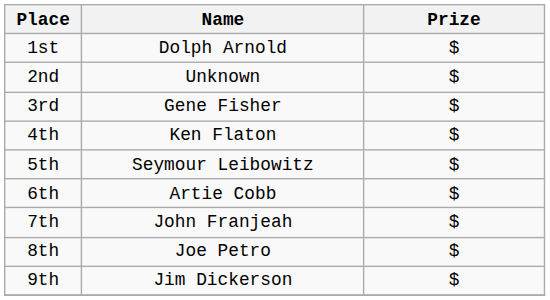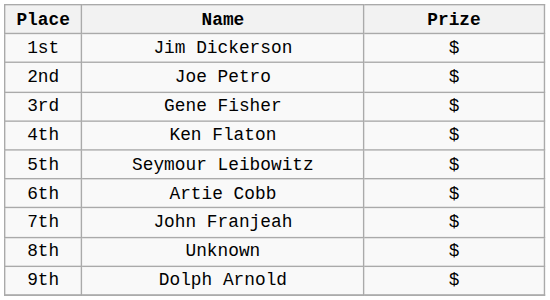(223, 48) Dolph Arnold -> (223, 48) Jim Dickerson
(223, 77) Unknown -> (223, 77) Joe Petro
(223, 251) Joe Petro -> (223, 251) Unknown
(223, 280) Jim Dickerson -> (223, 280) Dolph Arnold
